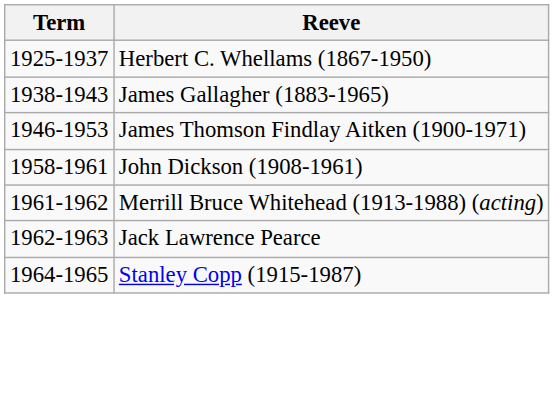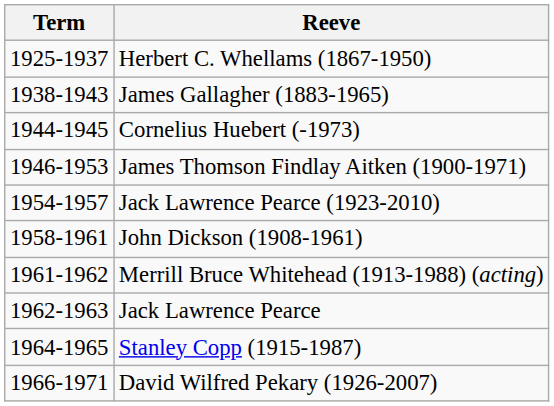+ row: (239, 130)
+ row: (279, 202)
+ row: (278, 382)
